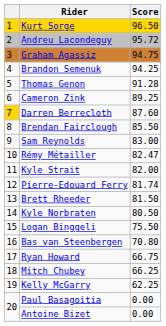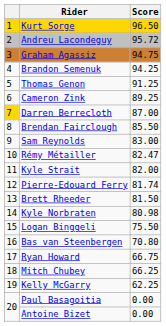(145, 84) 91.28 -> (145, 84) 91.25
(145, 112) 87.60 -> (145, 112) 87.00
(145, 213) 80.50 -> (145, 213) 80.98
